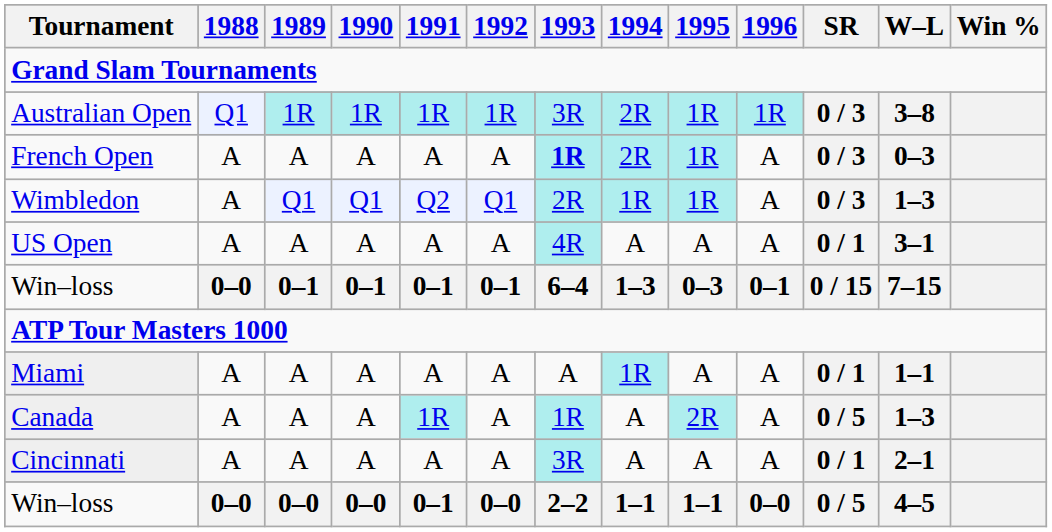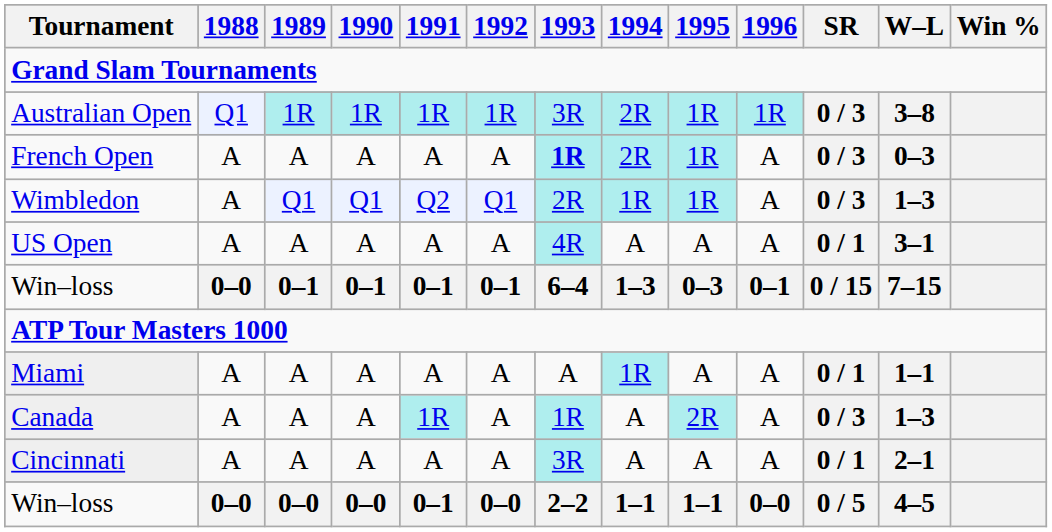(841, 416) 0 / 5 -> (841, 416) 0 / 3
